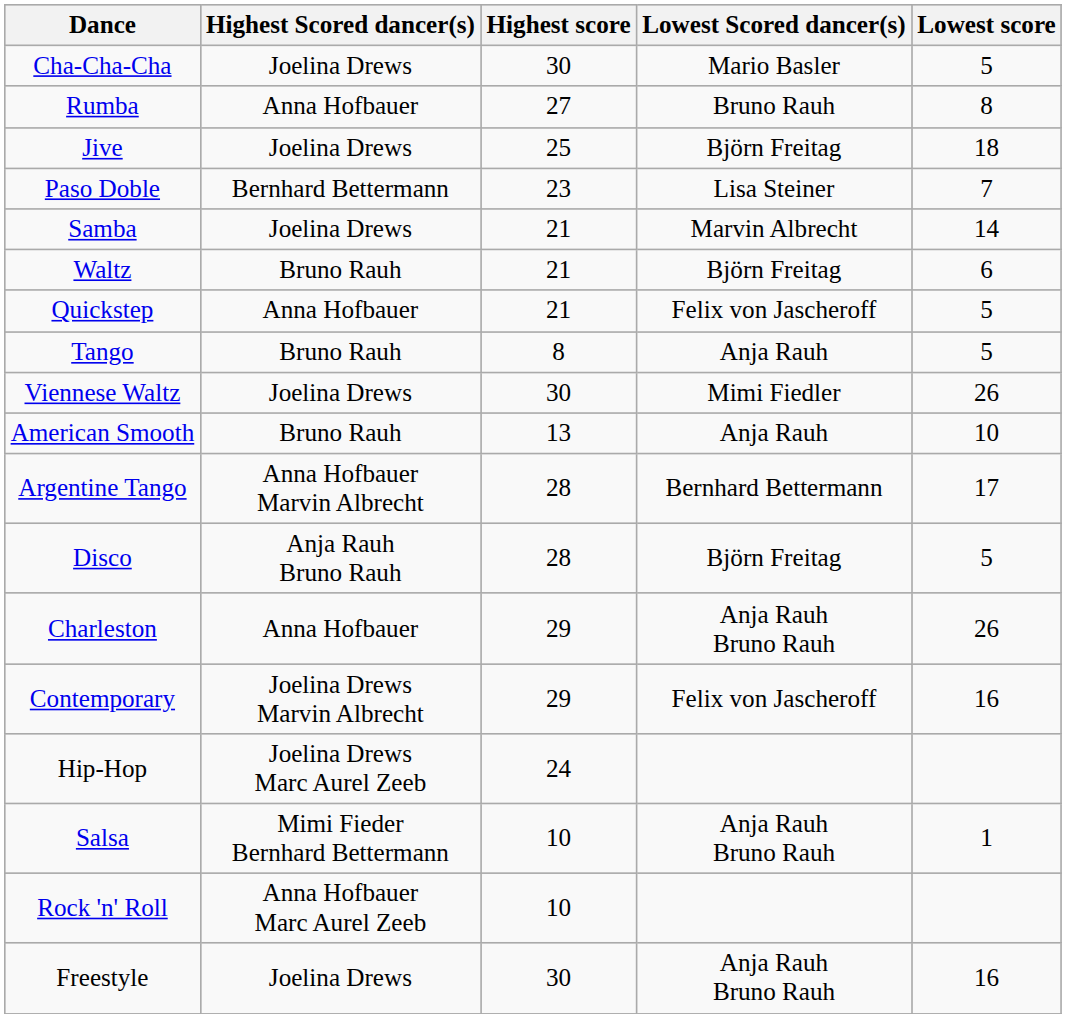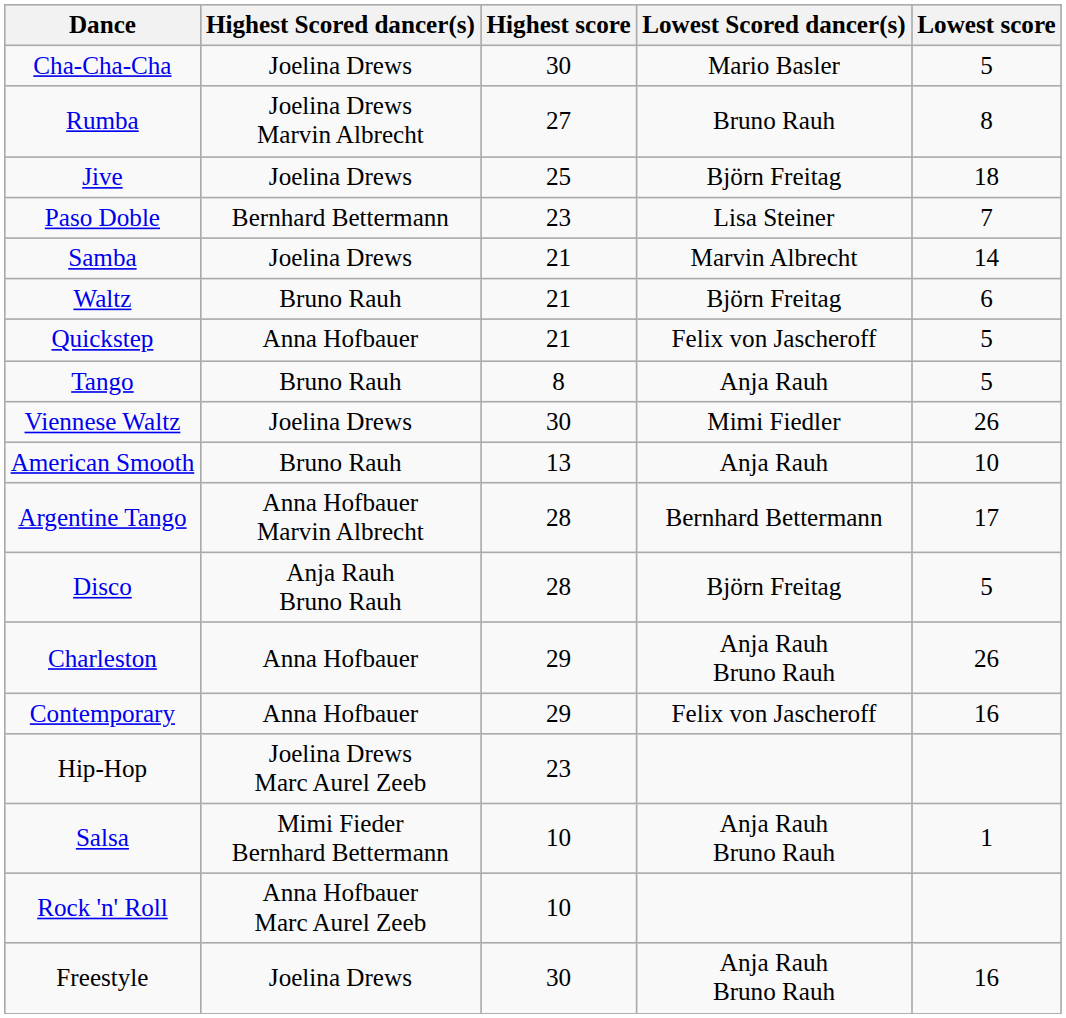(340, 106) Anna Hofbauer -> (340, 120) Joelina Drews Marvin Albrecht
(340, 697) Joelina Drews Marvin Albrecht -> (340, 712) Anna Hofbauer
(559, 767) 24 -> (559, 767) 23
